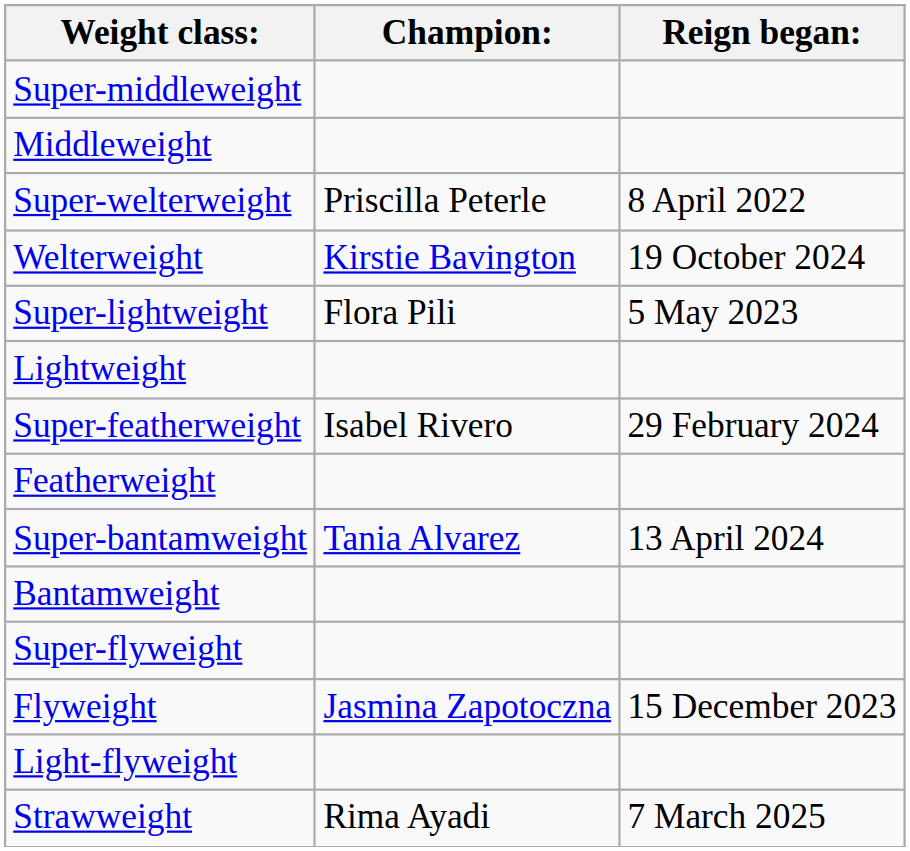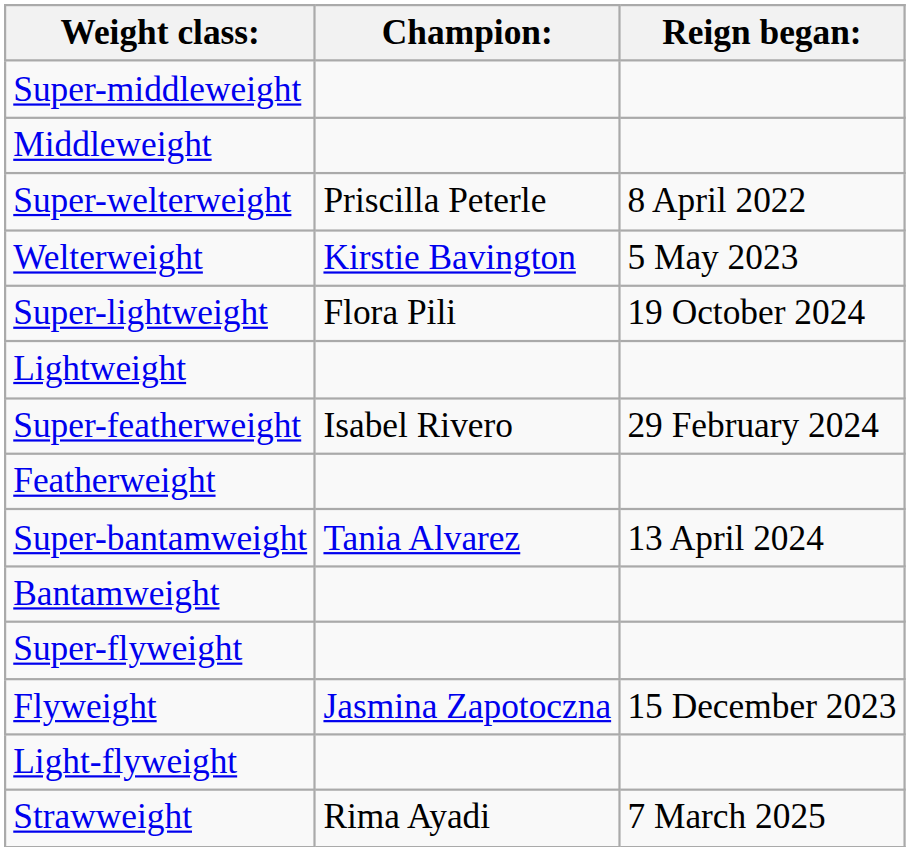(746, 256) 19 October 2024 -> (713, 256) 5 May 2023
(713, 312) 5 May 2023 -> (746, 312) 19 October 2024
